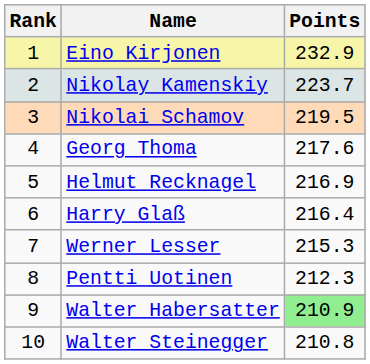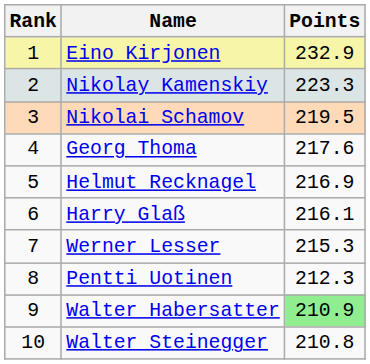(325, 85) 223.7 -> (325, 85) 223.3
(325, 214) 216.4 -> (325, 214) 216.1
